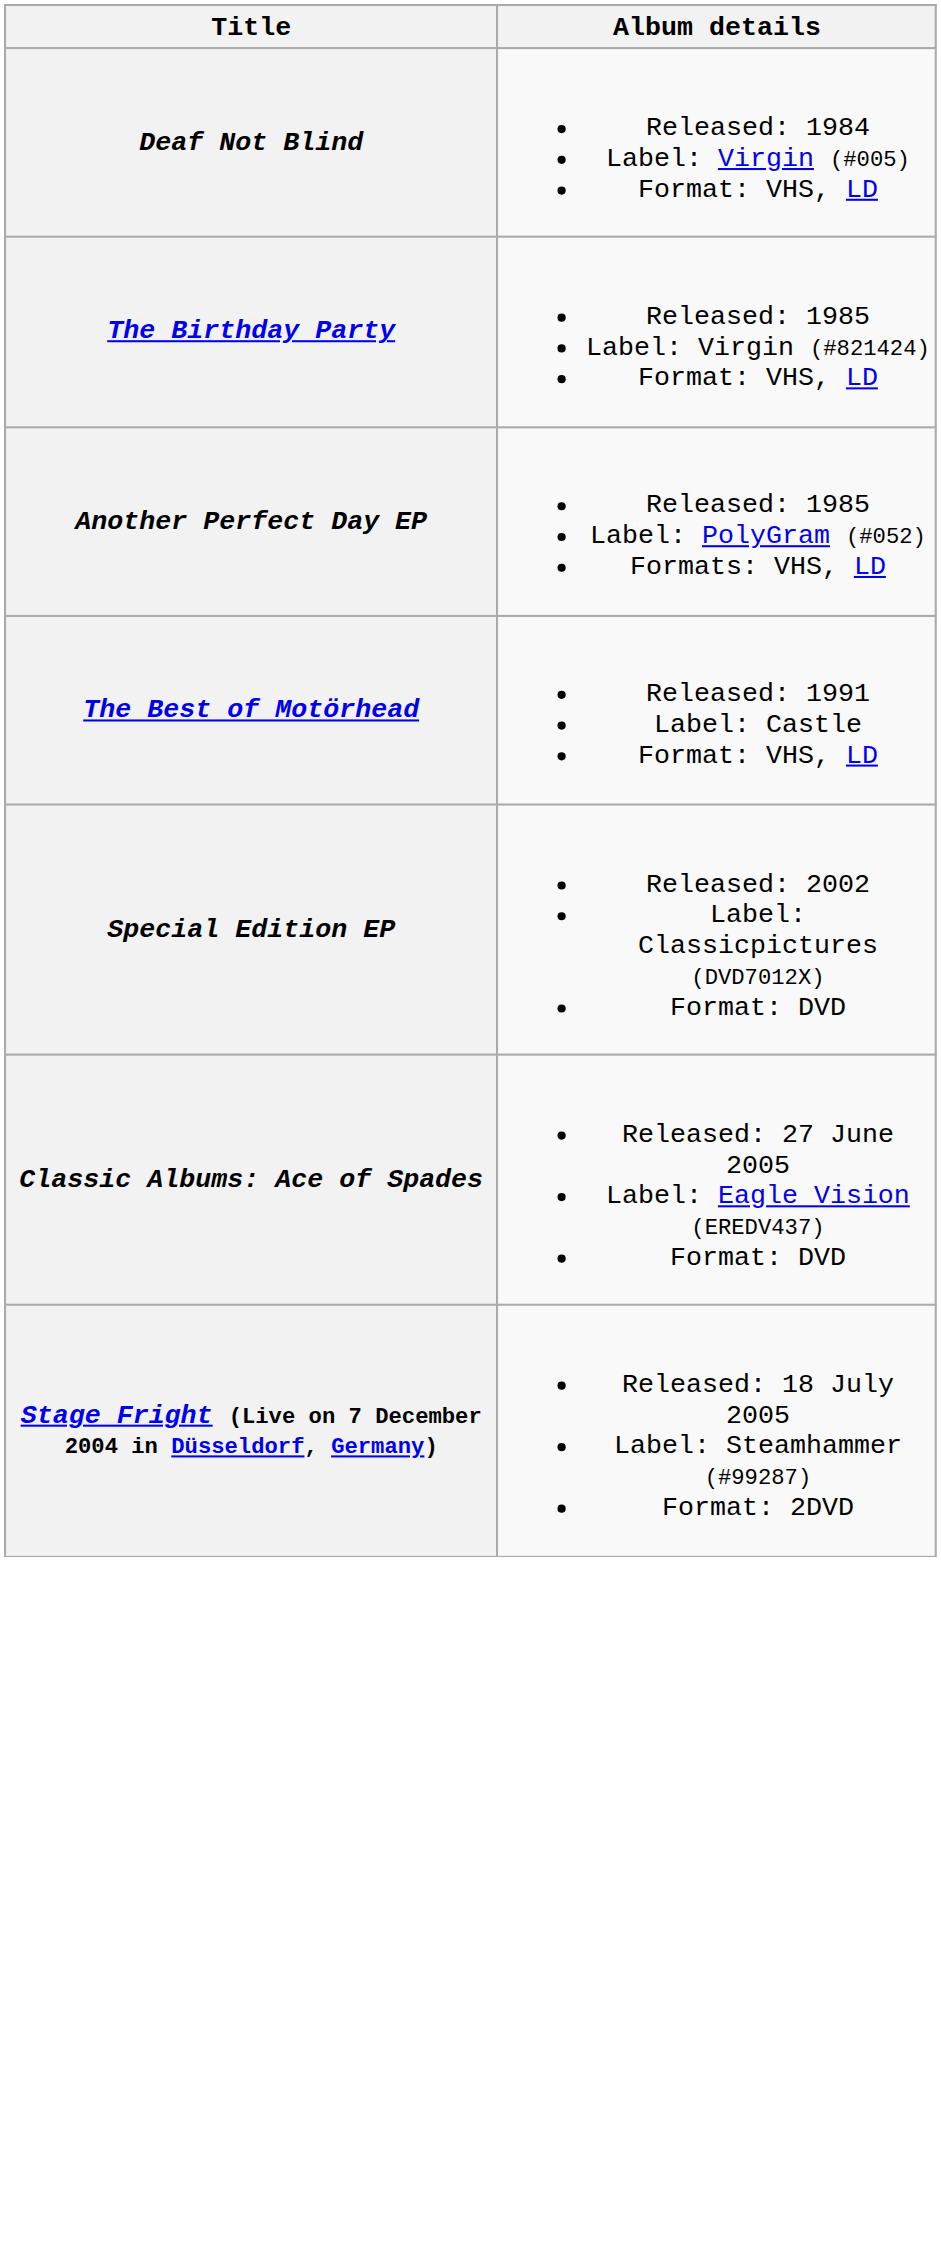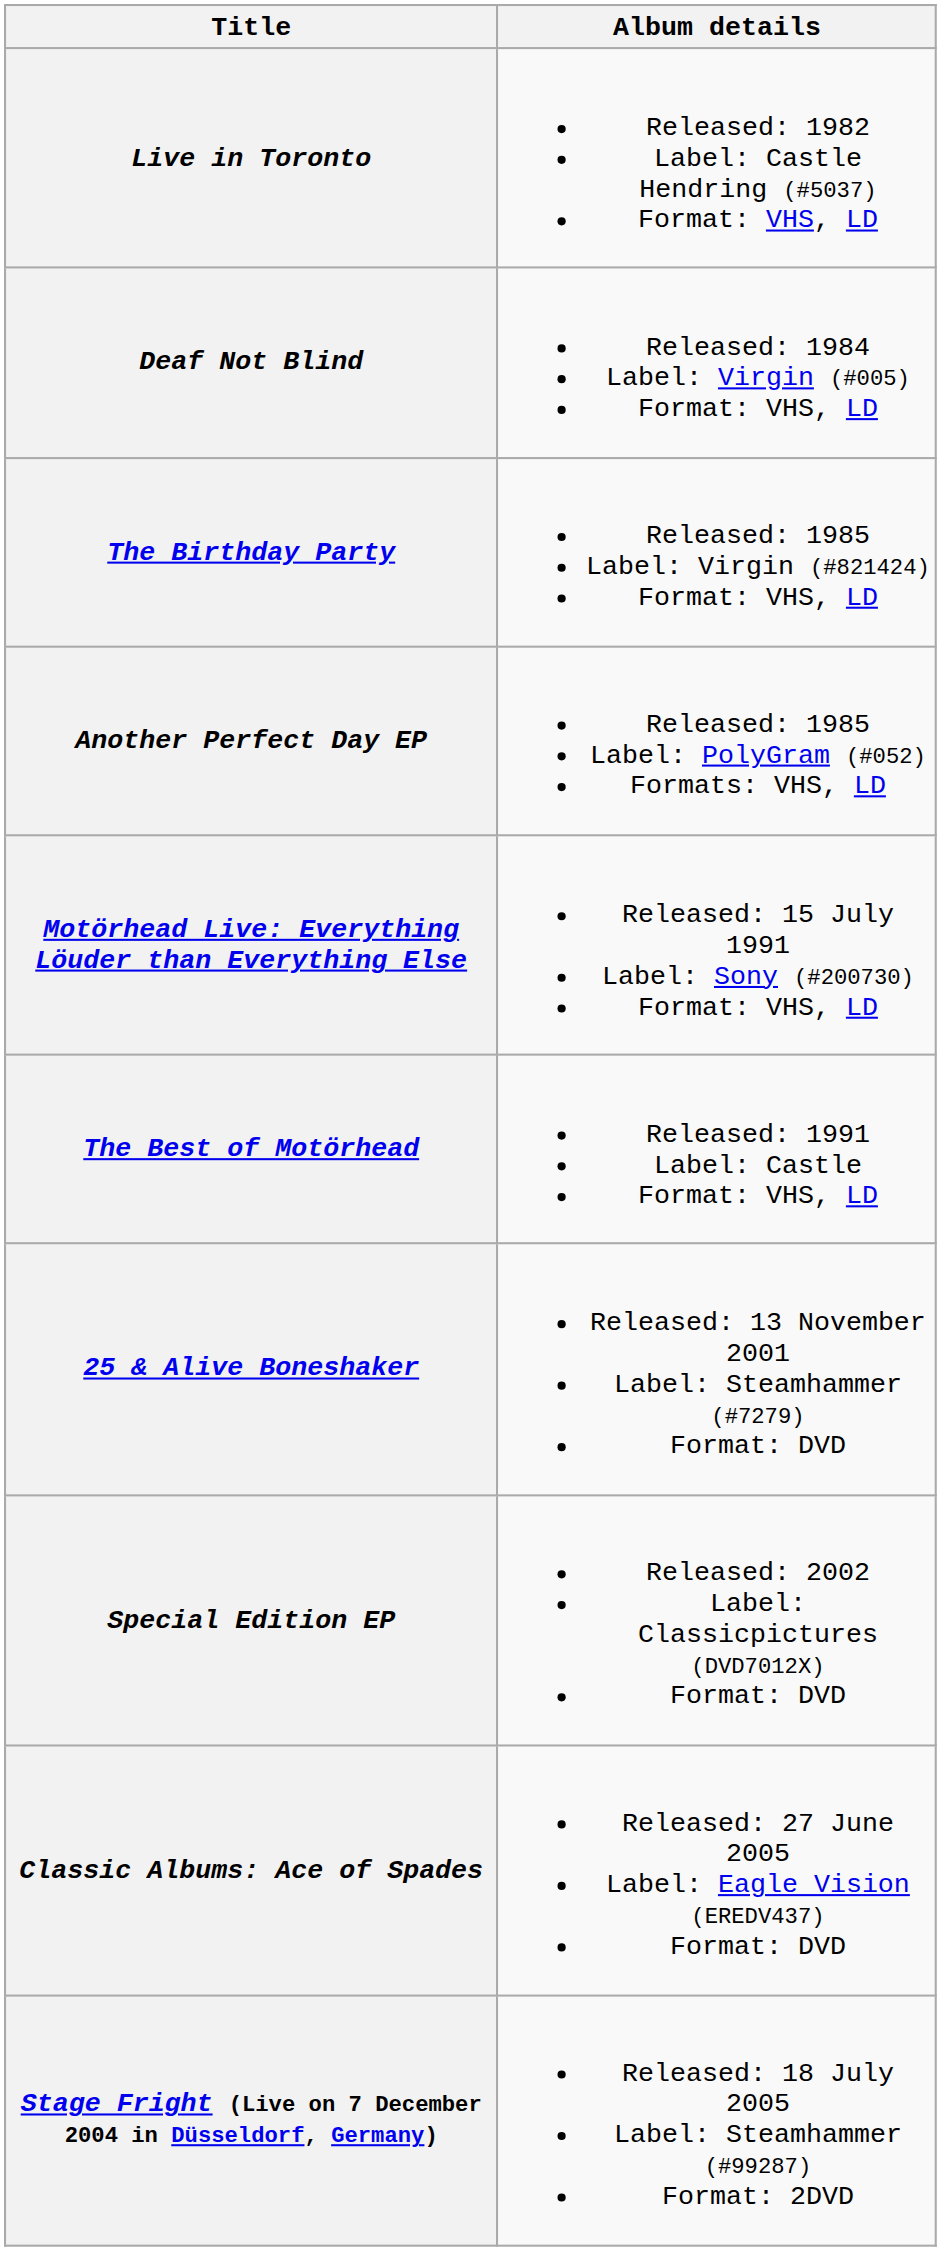+ row: (251, 158)
+ row: (251, 945)
+ row: (251, 1369)
